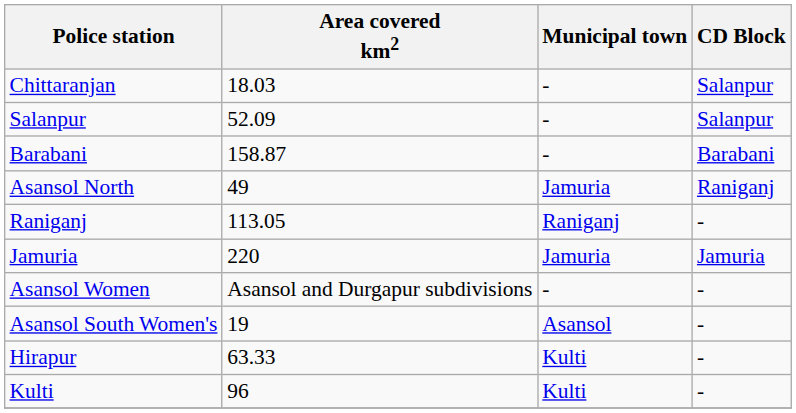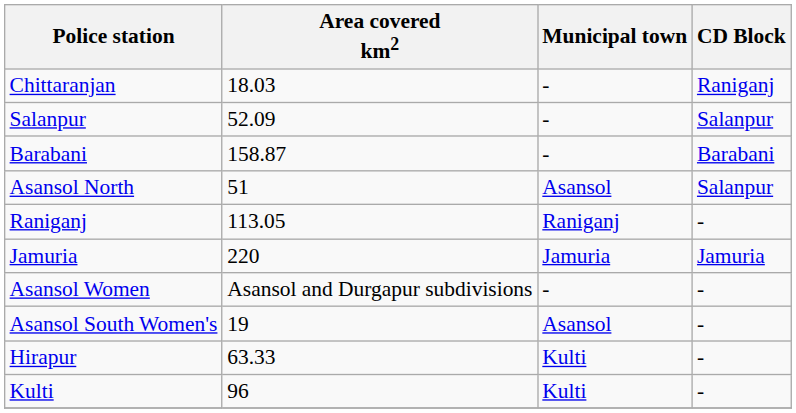(735, 85) Salanpur -> (736, 85) Raniganj
(238, 187) 49 -> (238, 187) 51
(576, 187) Jamuria -> (577, 187) Asansol
(736, 187) Raniganj -> (735, 187) Salanpur
